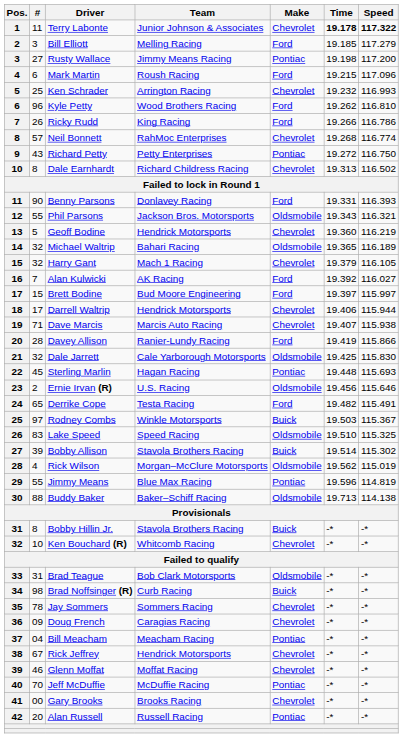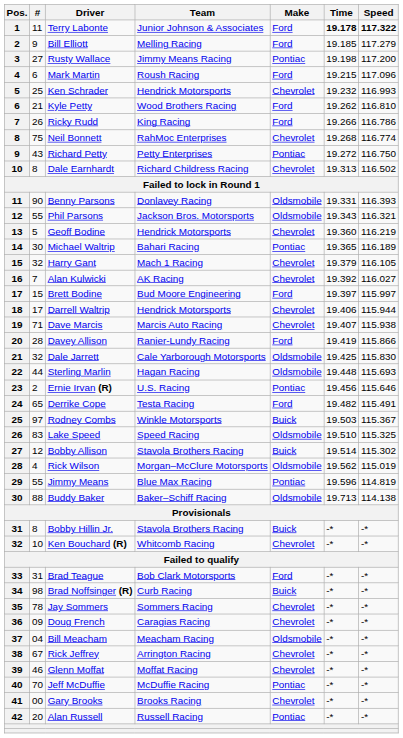(293, 28) Chevrolet -> (282, 28) Ford
(35, 44) 3 -> (35, 44) 9
(174, 91) Arrington Racing -> (184, 91) Hendrick Motorsports
(38, 106) 96 -> (38, 106) 21
(38, 137) 57 -> (38, 137) 75
(282, 200) Ford -> (297, 200) Oldsmobile
(38, 247) 32 -> (38, 247) 30
(297, 247) Oldsmobile -> (289, 247) Pontiac
(282, 278) Ford -> (293, 278) Chevrolet
(38, 372) 45 -> (38, 372) 44
(289, 372) Pontiac -> (297, 372) Oldsmobile
(297, 388) Oldsmobile -> (289, 388) Pontiac
(38, 450) 39 -> (38, 450) 12
(297, 575) Oldsmobile -> (282, 575) Ford
(289, 638) Pontiac -> (297, 638) Oldsmobile
(184, 654) Hendrick Motorsports -> (174, 654) Arrington Racing
